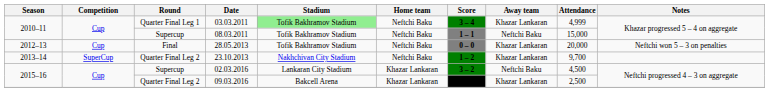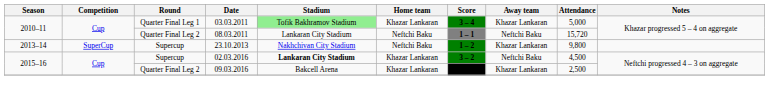(412, 22) Neftchi Baku -> (412, 22) Khazar Lankaran
(577, 22) 4,999 -> (577, 22) 5,000
(170, 34) Supercup -> (170, 34) Quarter Final Leg 2
(317, 34) Tofik Bakhramov Stadium -> (317, 34) Lankaran City Stadium
(577, 34) 15,000 -> (577, 34) 15,720
- row: (231, 46)
(170, 58) Quarter Final Leg 2 -> (170, 46) Supercup
(577, 58) 9,700 -> (577, 46) 9,800
(317, 69) normal -> (317, 58) bold
